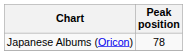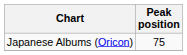(159, 42) 78 -> (159, 42) 75
